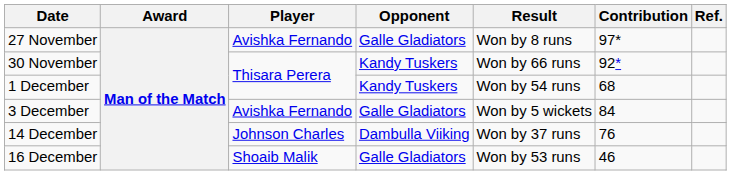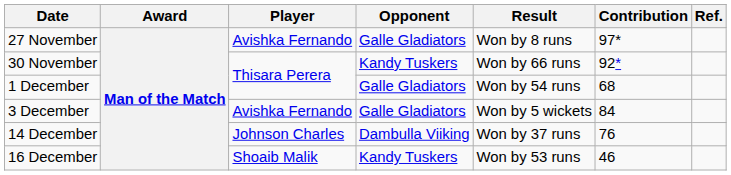(408, 87) Kandy Tuskers -> (412, 87) Galle Gladiators
(412, 157) Galle Gladiators -> (408, 157) Kandy Tuskers
